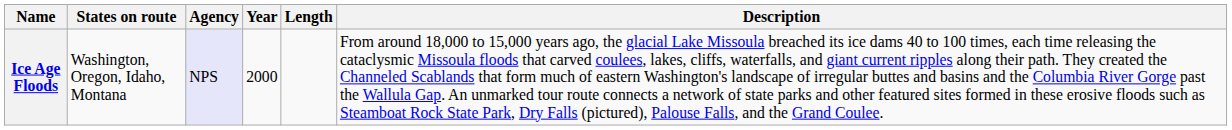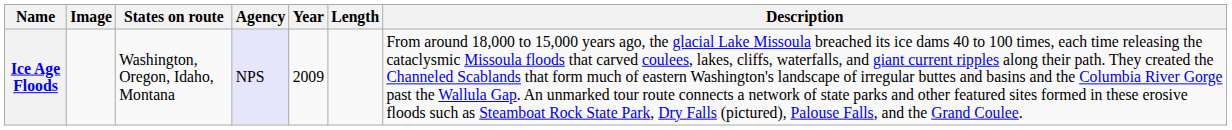+ column: (91, 16)
(262, 77) 2000 -> (308, 77) 2009
